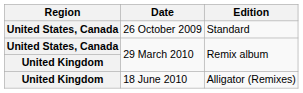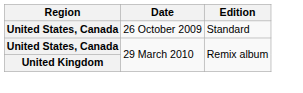- row: (155, 79)
